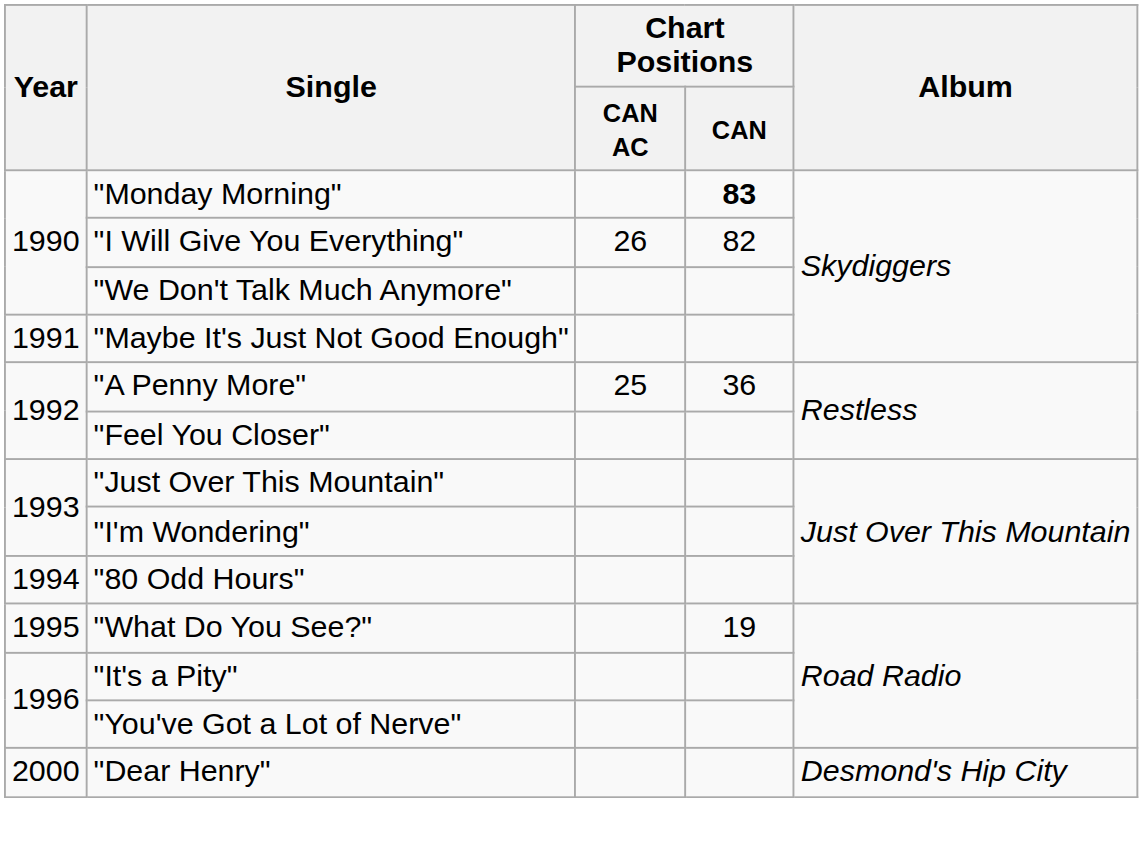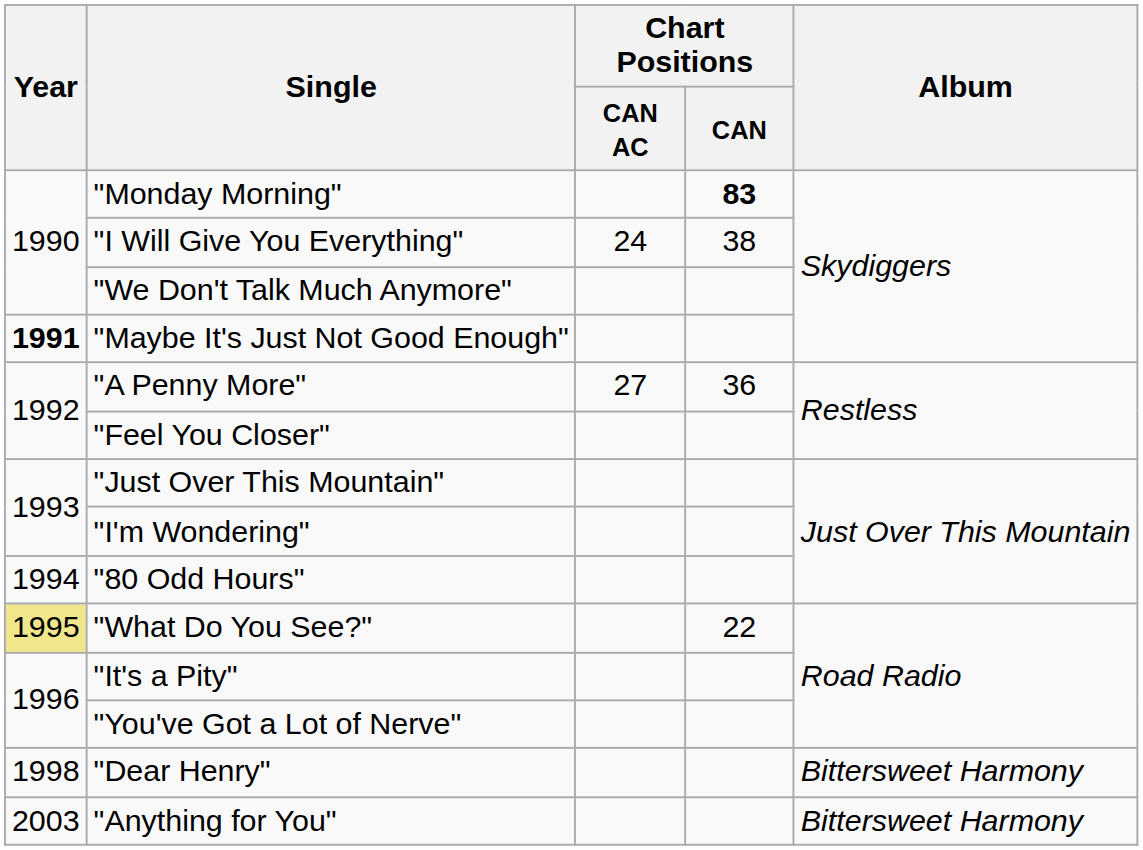(630, 241) 26 -> (630, 241) 24
(739, 241) 82 -> (739, 241) 38
(46, 338) normal -> (46, 338) bold
(630, 386) 25 -> (630, 386) 27
(46, 627) no background -> (46, 627) khaki background
(739, 627) 19 -> (739, 627) 22
(46, 771) 2000 -> (46, 771) 1998
(934, 771) Desmond's Hip City -> (942, 771) Bittersweet Harmony
+ row: (215, 820)
